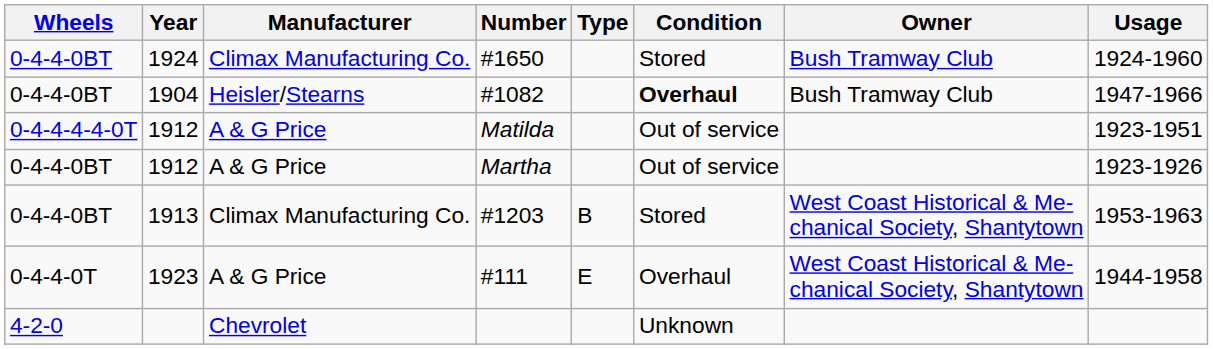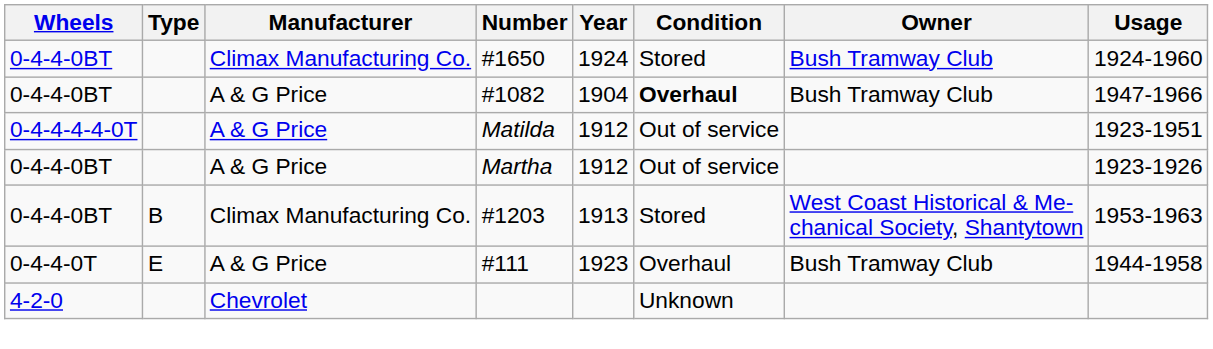columns swapped: (603, 22) <-> (173, 22)
(287, 94) Heisler/Stearns -> (268, 94) A & G Price
(937, 277) West Coast Historical & Me- chanical Society, Shantytown -> (891, 264) Bush Tramway Club
